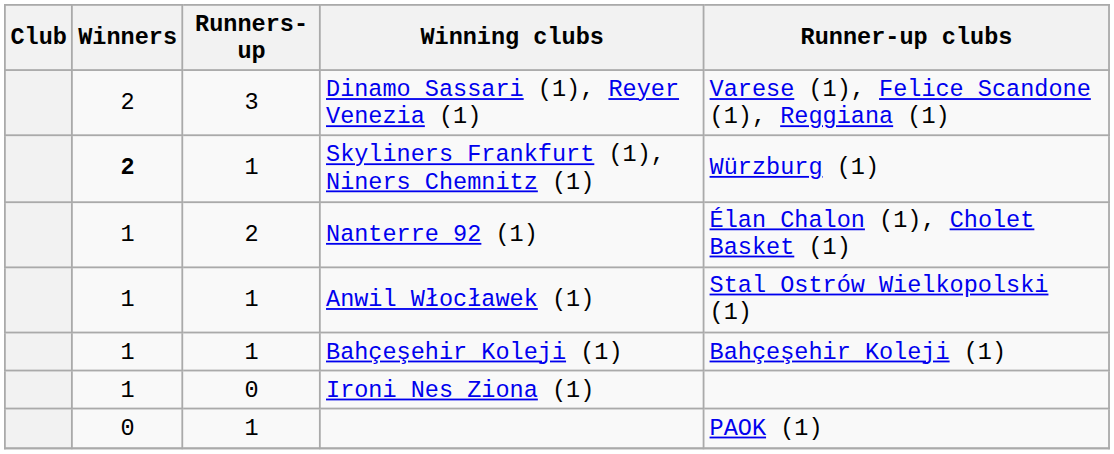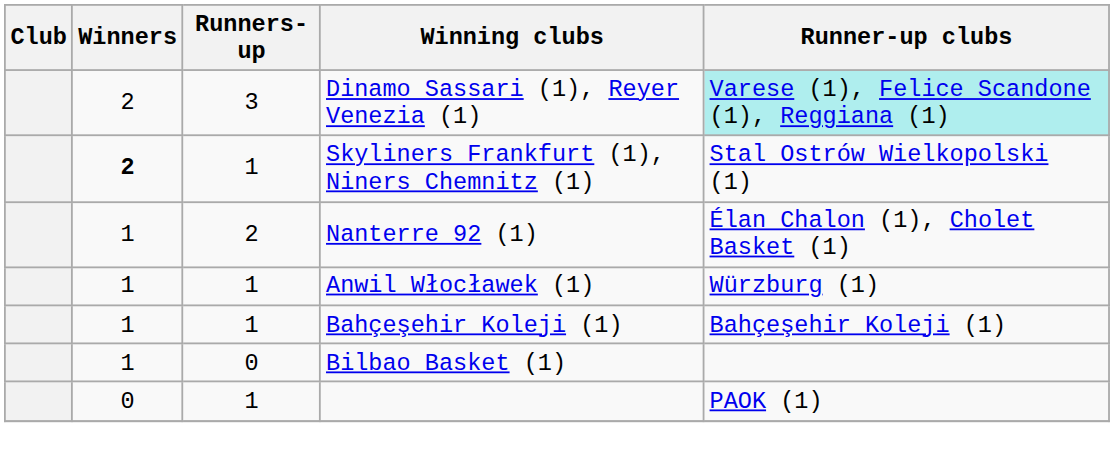(900, 103) no background -> (900, 103) paleturquoise background
(794, 169) Würzburg (1) -> (879, 169) Stal Ostrów Wielkopolski (1)
(879, 300) Stal Ostrów Wielkopolski (1) -> (794, 286) Würzburg (1)
- row: (252, 390)
+ row: (252, 363)
